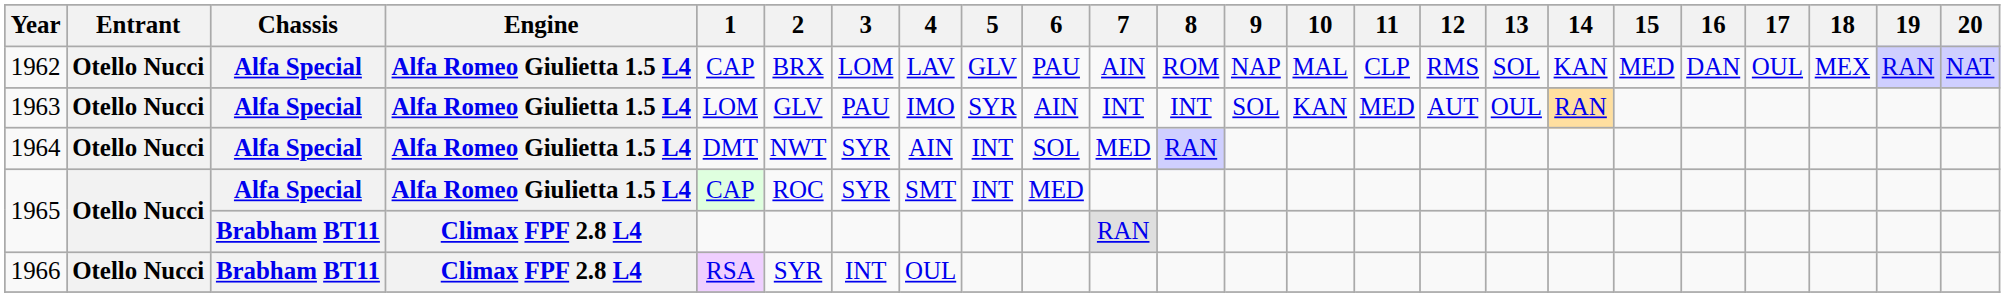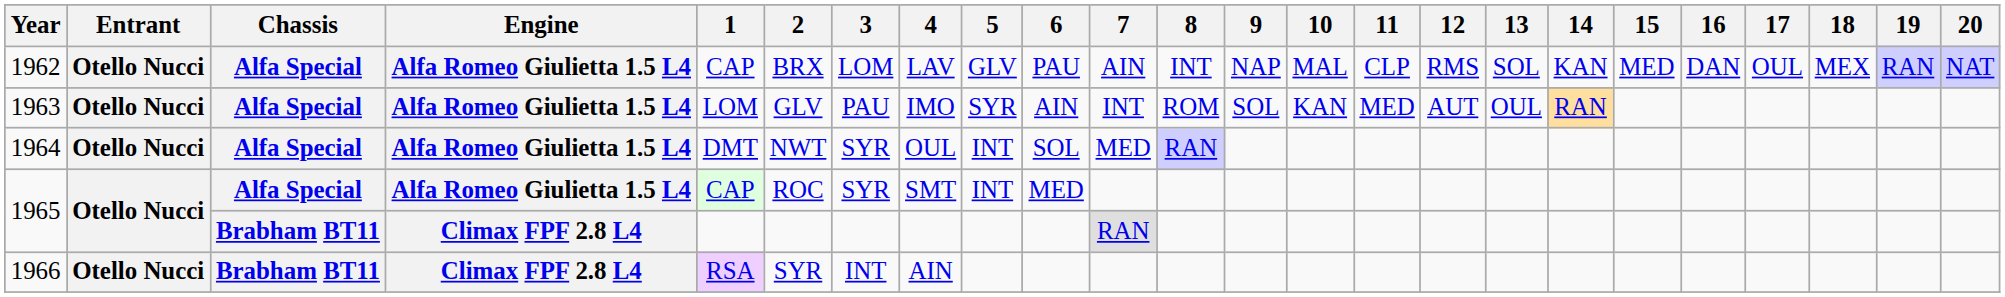(1191, 66) ROM -> (1191, 66) INT
(1191, 107) INT -> (1191, 107) ROM
(931, 148) AIN -> (931, 148) OUL
(931, 271) OUL -> (931, 271) AIN
